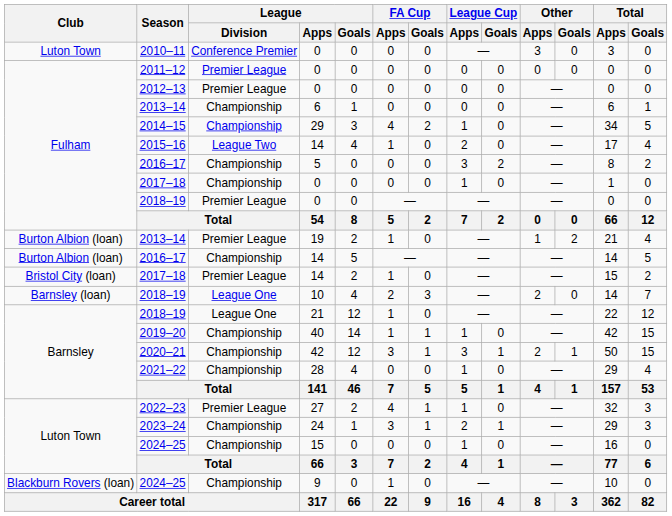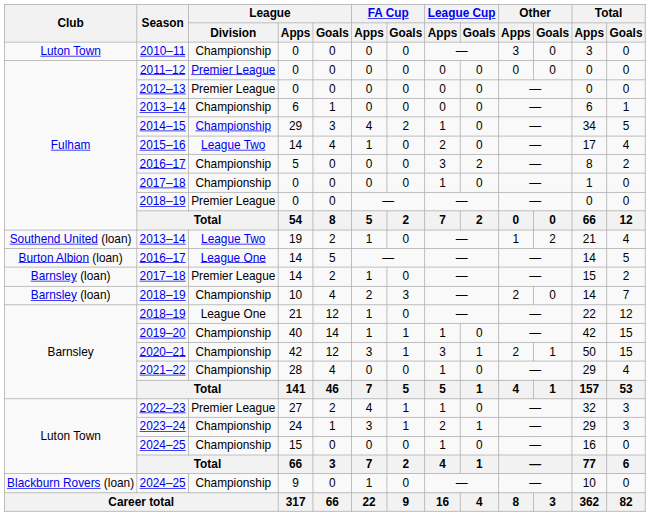(244, 51) Conference Premier -> (233, 51) Championship
(71, 239) Burton Albion (loan) -> (71, 239) Southend United (loan)
(244, 239) Premier League -> (233, 239) League Two
(244, 257) Championship -> (233, 257) League One
(71, 276) Bristol City (loan) -> (71, 276) Barnsley (loan)
(244, 295) League One -> (233, 295) Championship
